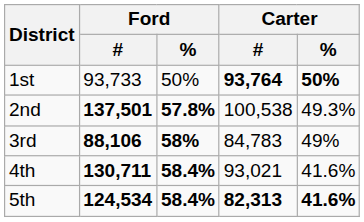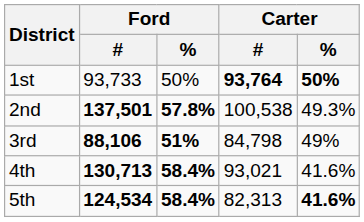(180, 140) 58% -> (180, 140) 51%
(253, 140) 84,783 -> (253, 140) 84,798
(117, 170) 130,711 -> (118, 170) 130,713
(253, 200) bold -> (253, 200) normal
